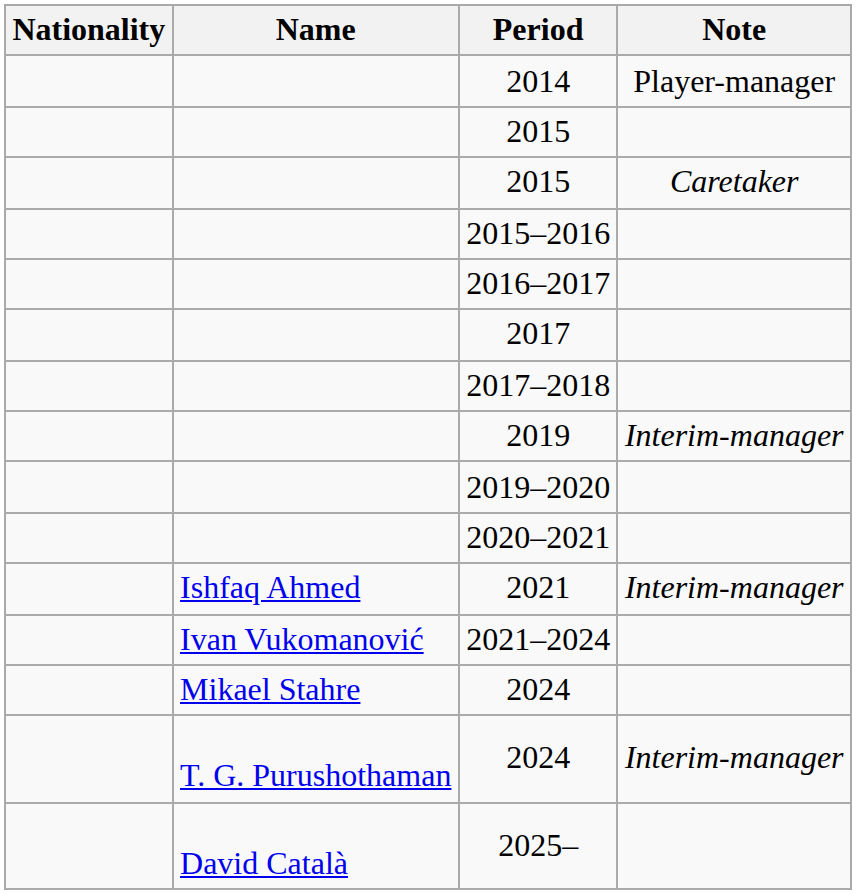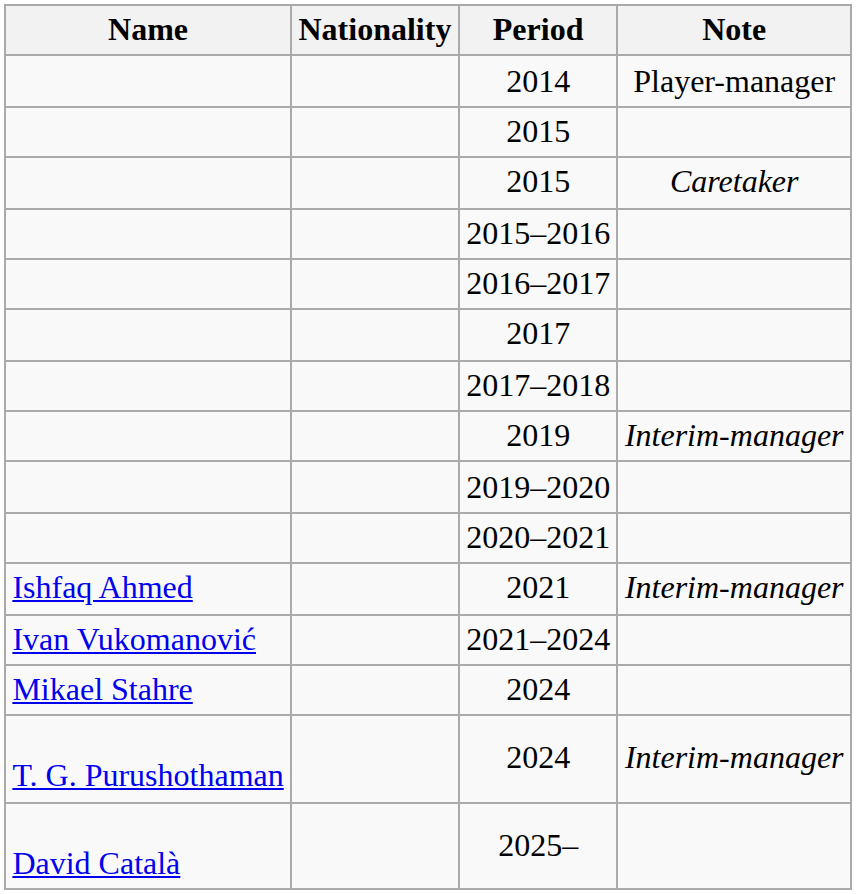columns swapped: (316, 29) <-> (89, 29)
